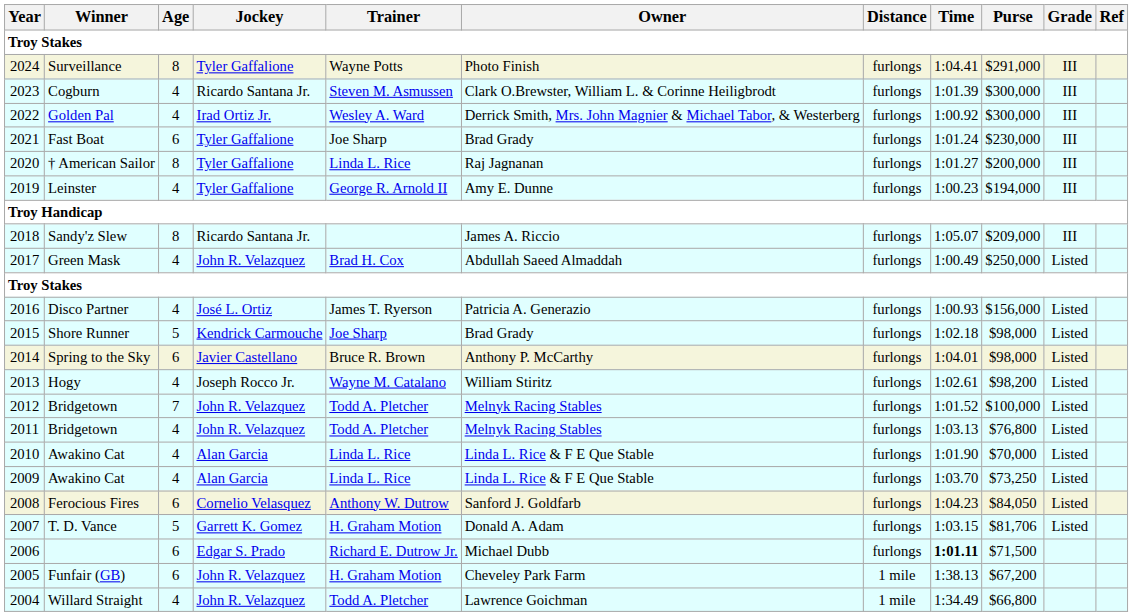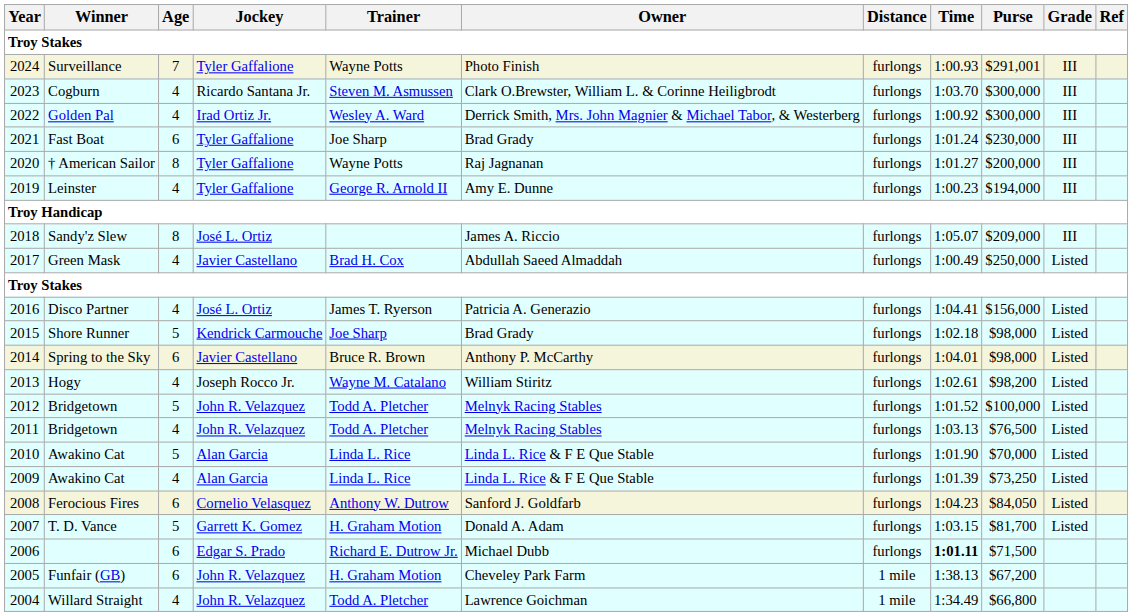(176, 66) 8 -> (176, 66) 7
(956, 66) 1:04.41 -> (956, 66) 1:00.93
(1013, 66) $291,000 -> (1013, 66) $291,001
(956, 90) 1:01.39 -> (956, 90) 1:03.70
(370, 163) Linda L. Rice -> (366, 163) Wayne Potts
(253, 236) Ricardo Santana Jr. -> (234, 236) José L. Ortiz
(251, 260) John R. Velazquez -> (247, 260) Javier Castellano
(956, 308) 1:00.93 -> (956, 308) 1:04.41
(176, 405) 7 -> (176, 405) 5
(1013, 430) $76,800 -> (1013, 430) $76,500
(176, 454) 4 -> (176, 454) 5
(956, 478) 1:03.70 -> (956, 478) 1:01.39
(1013, 526) $81,706 -> (1013, 526) $81,700
